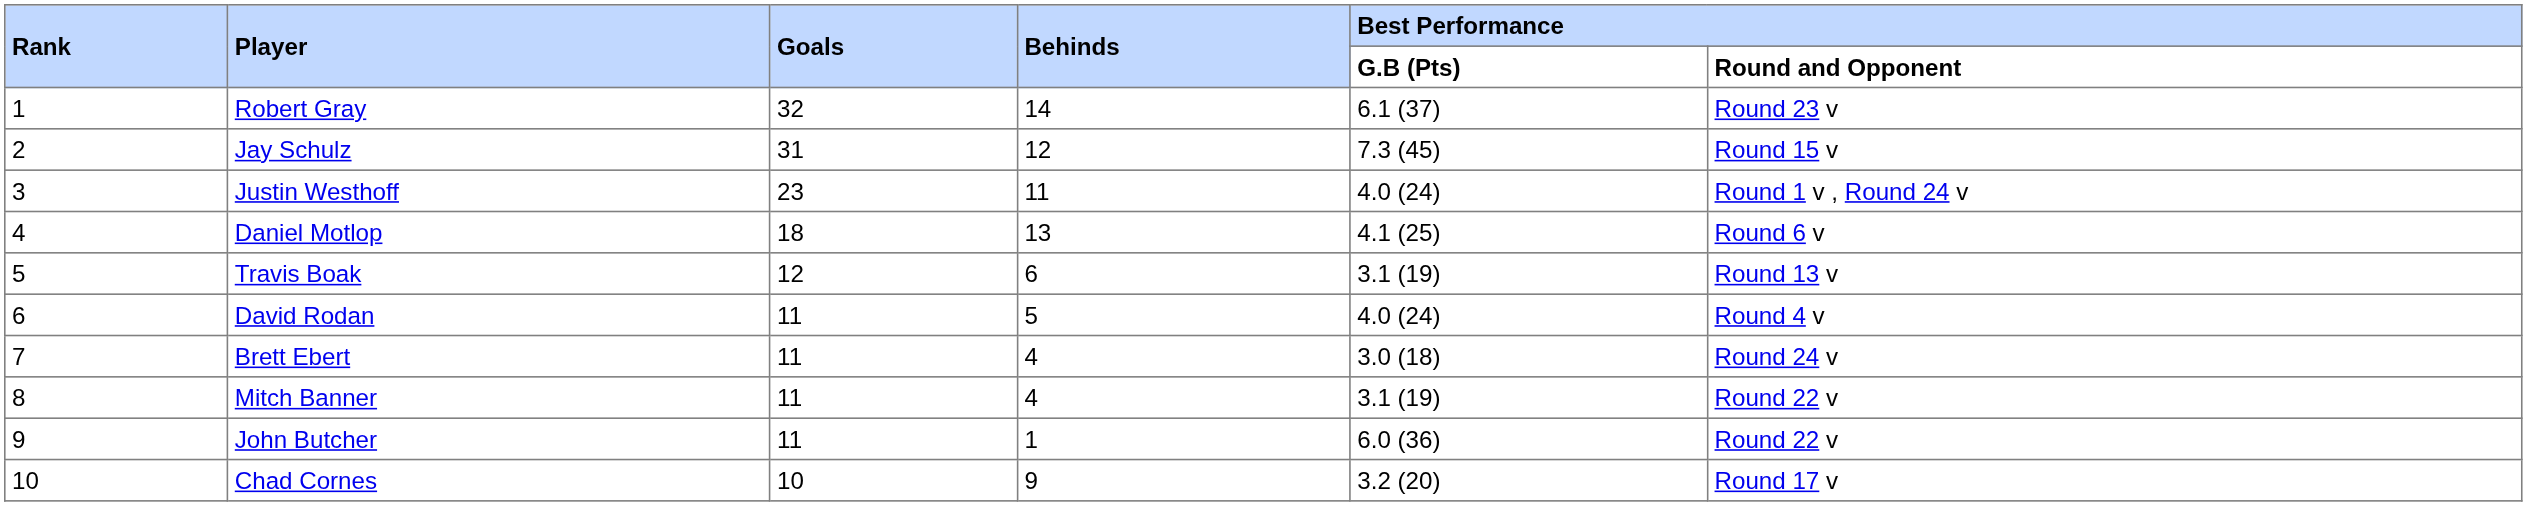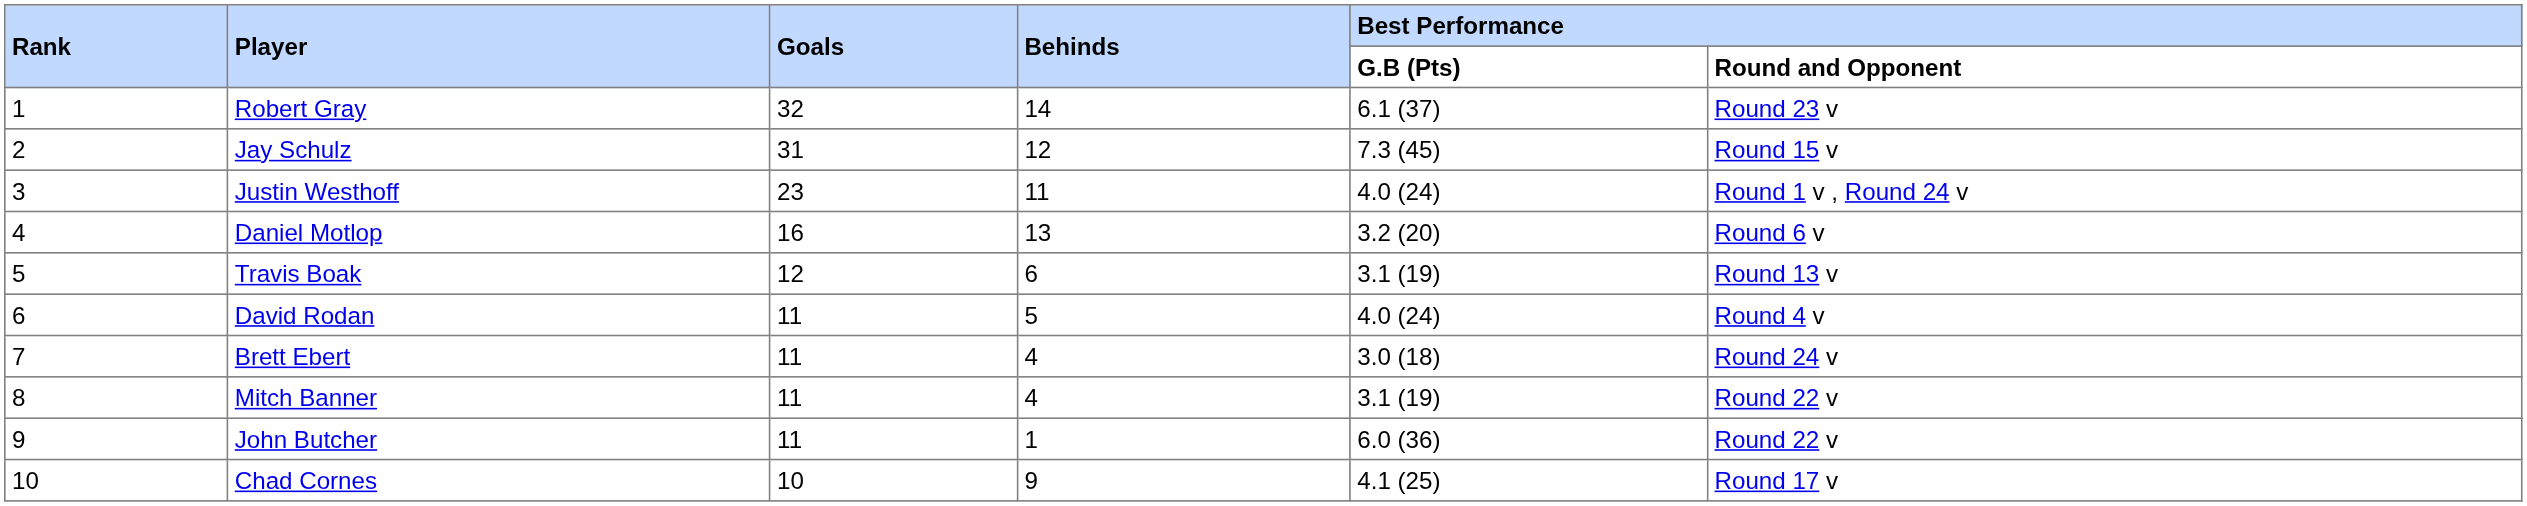(790, 232) 18 -> (790, 232) 16
(1399, 232) 4.1 (25) -> (1399, 232) 3.2 (20)
(1399, 480) 3.2 (20) -> (1399, 480) 4.1 (25)
